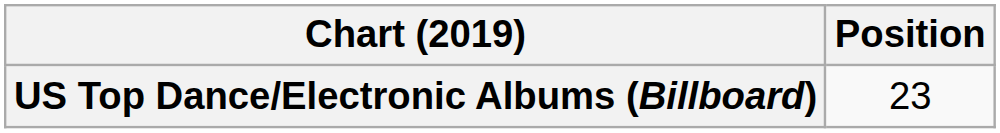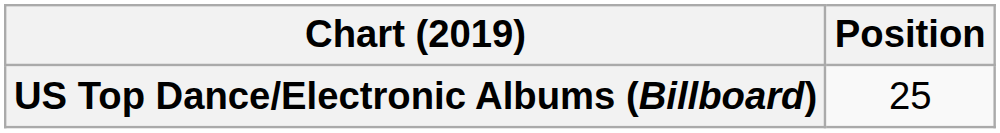(910, 95) 23 -> (910, 95) 25
